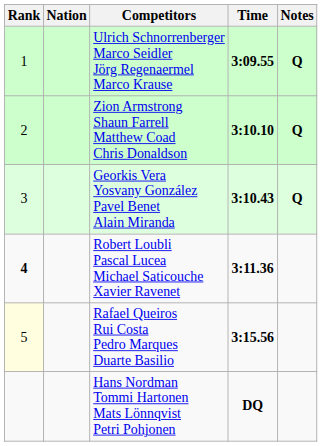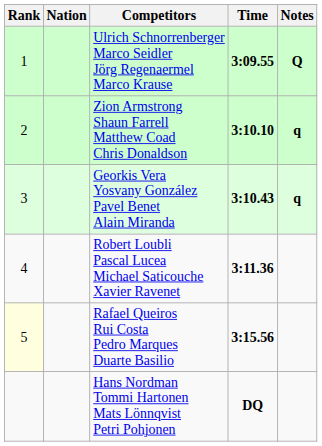(297, 130) Q -> (297, 130) q
(297, 199) Q -> (297, 199) q
(24, 268) bold -> (24, 268) normal
